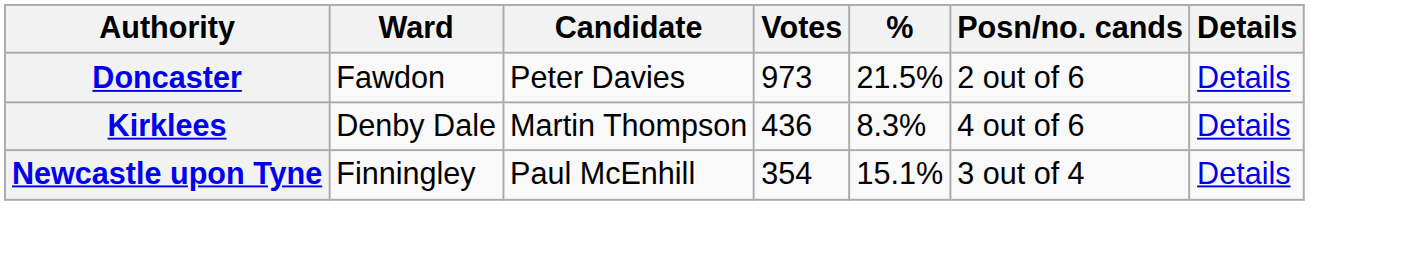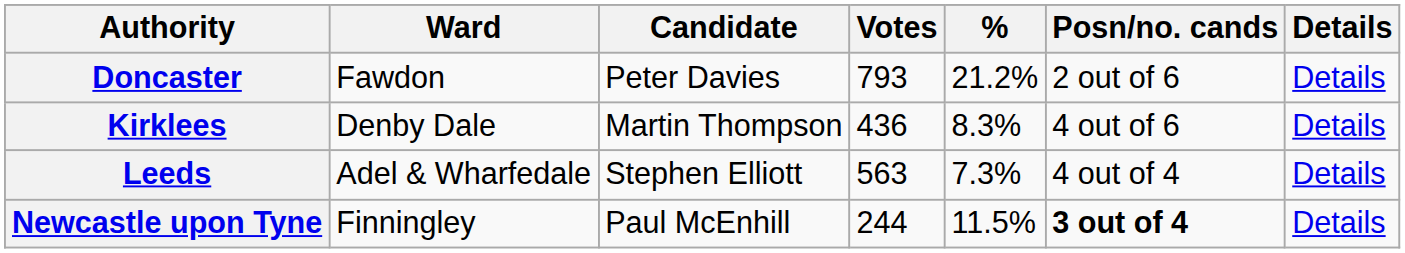(787, 77) 973 -> (882, 77) 793
(900, 77) 21.5% -> (995, 77) 21.2%
+ row: (167, 174)
(787, 174) 354 -> (882, 222) 244
(900, 174) 15.1% -> (994, 222) 11.5%
(1021, 174) normal -> (1120, 222) bold
